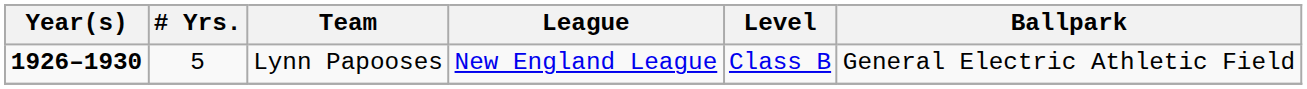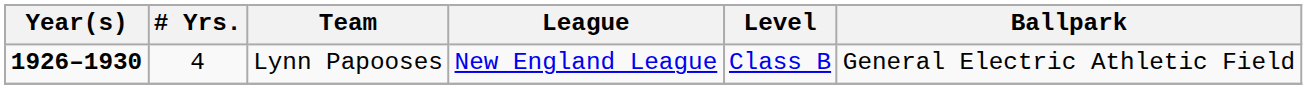(198, 64) 5 -> (198, 64) 4
